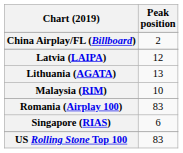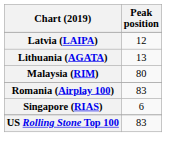- row: (71, 40)
(158, 90) 10 -> (141, 73) 80
